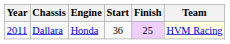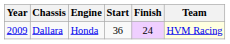(17, 30) 2011 -> (17, 30) 2009
(148, 30) 25 -> (148, 30) 24
